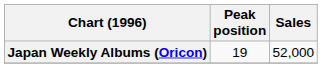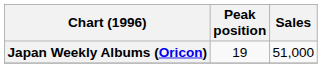(293, 52) 52,000 -> (293, 52) 51,000
